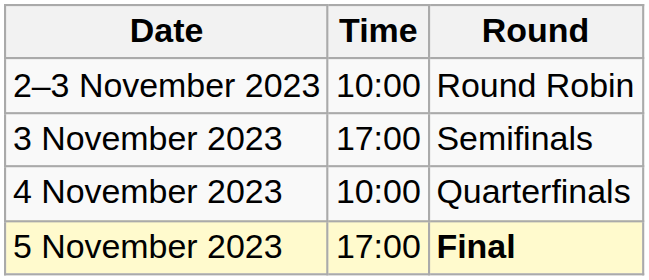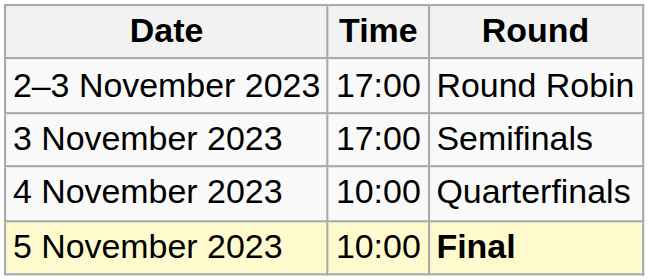(378, 85) 10:00 -> (378, 85) 17:00
(378, 246) 17:00 -> (378, 246) 10:00
